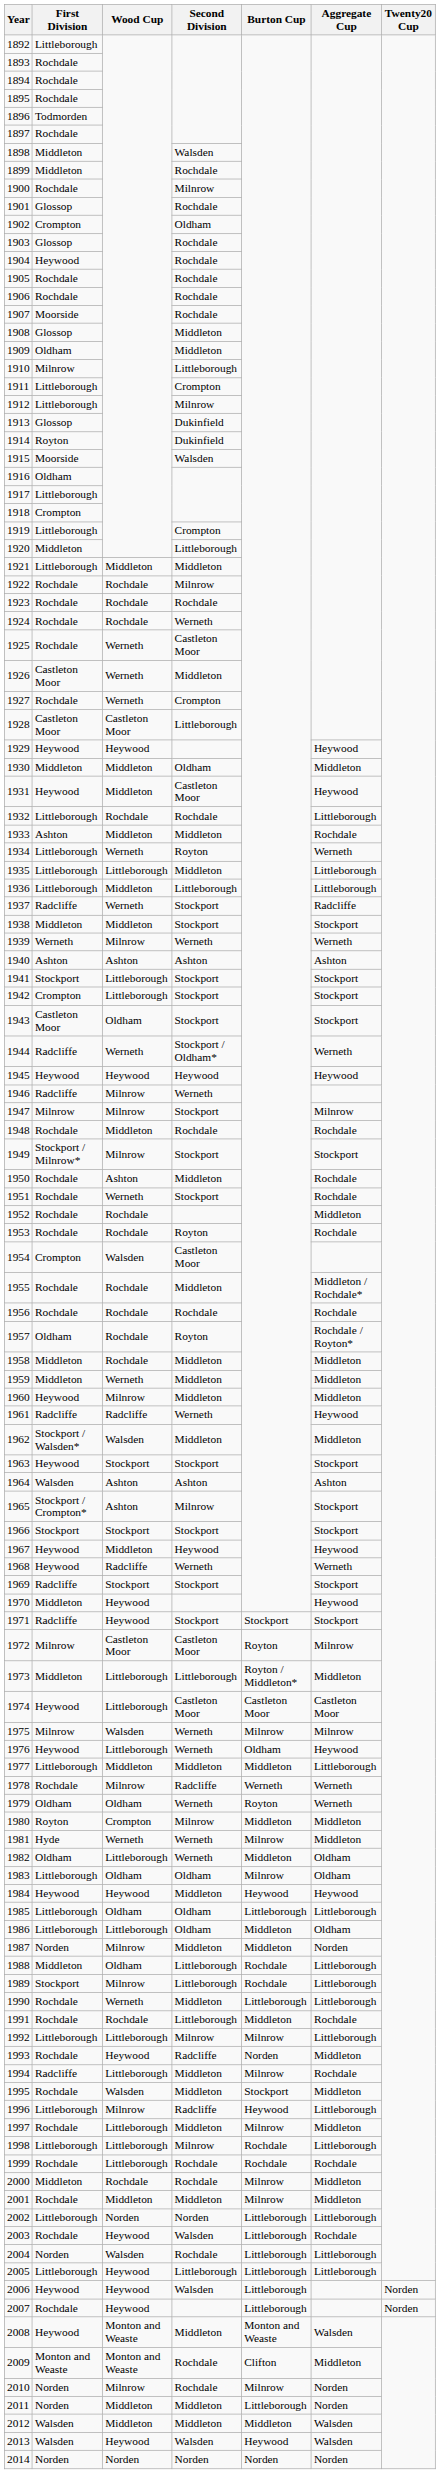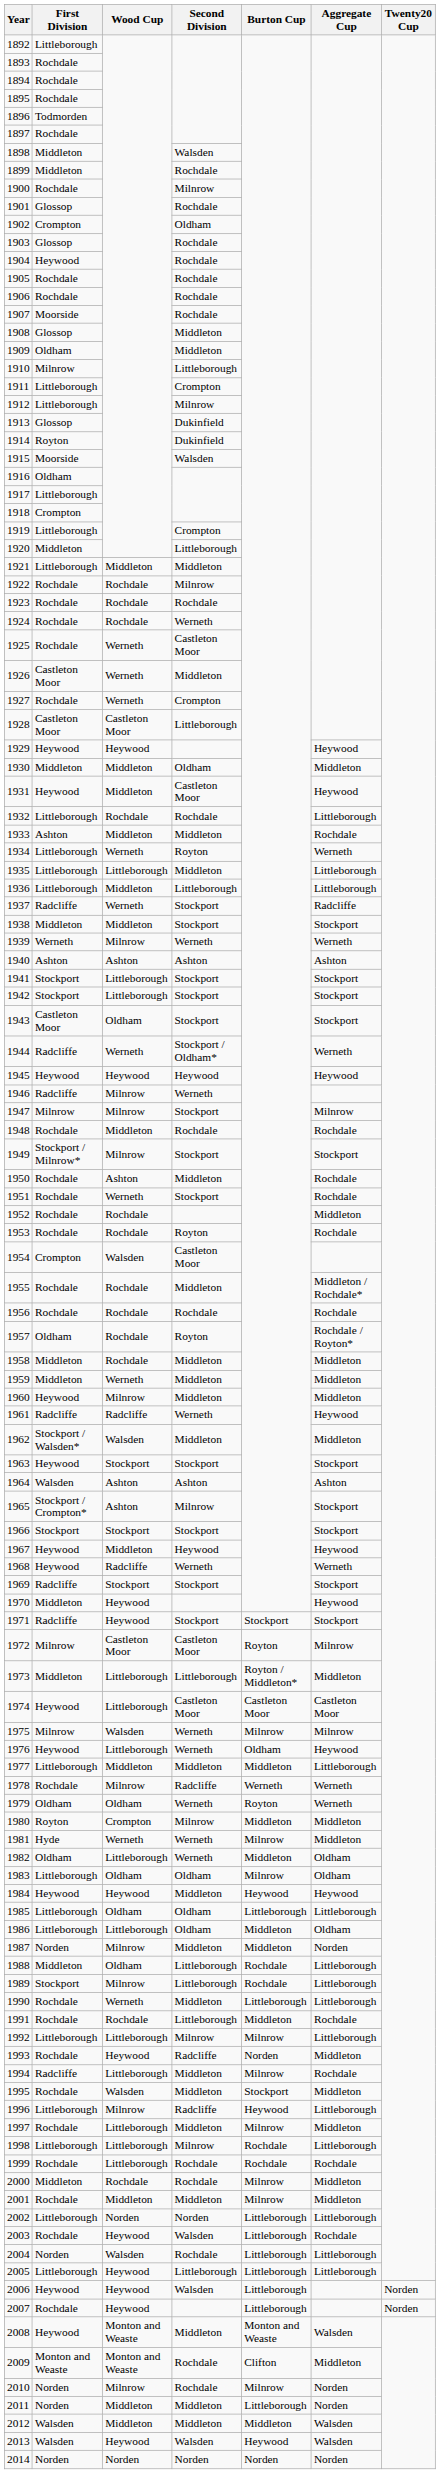(58, 996) Crompton -> (57, 996) Stockport
